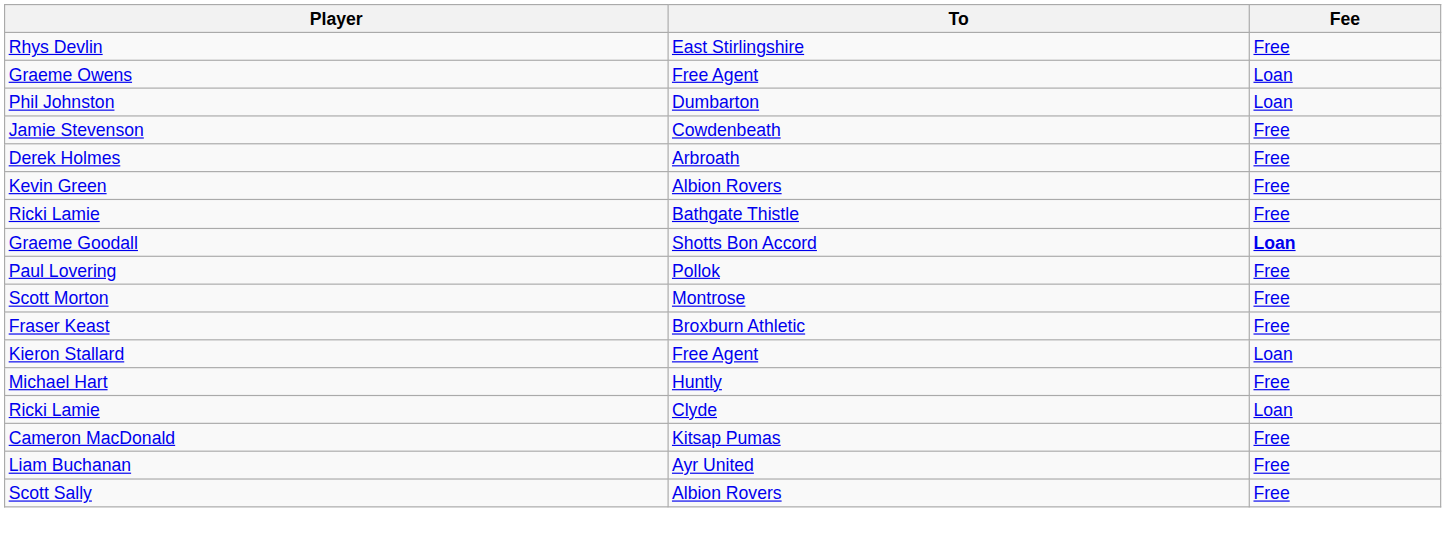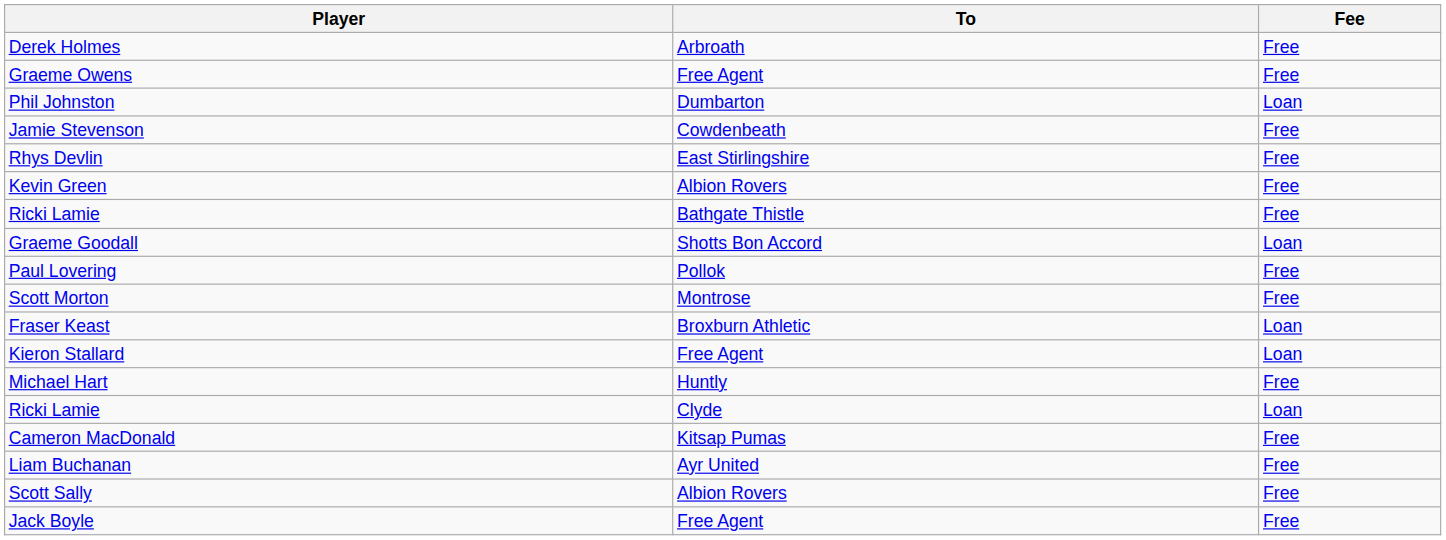rows swapped: (56, 47) <-> (64, 158)
(1273, 75) Loan -> (1281, 75) Free
(1275, 242) bold -> (1283, 242) normal
(1272, 326) Free -> (1283, 326) Loan
+ row: (51, 521)
